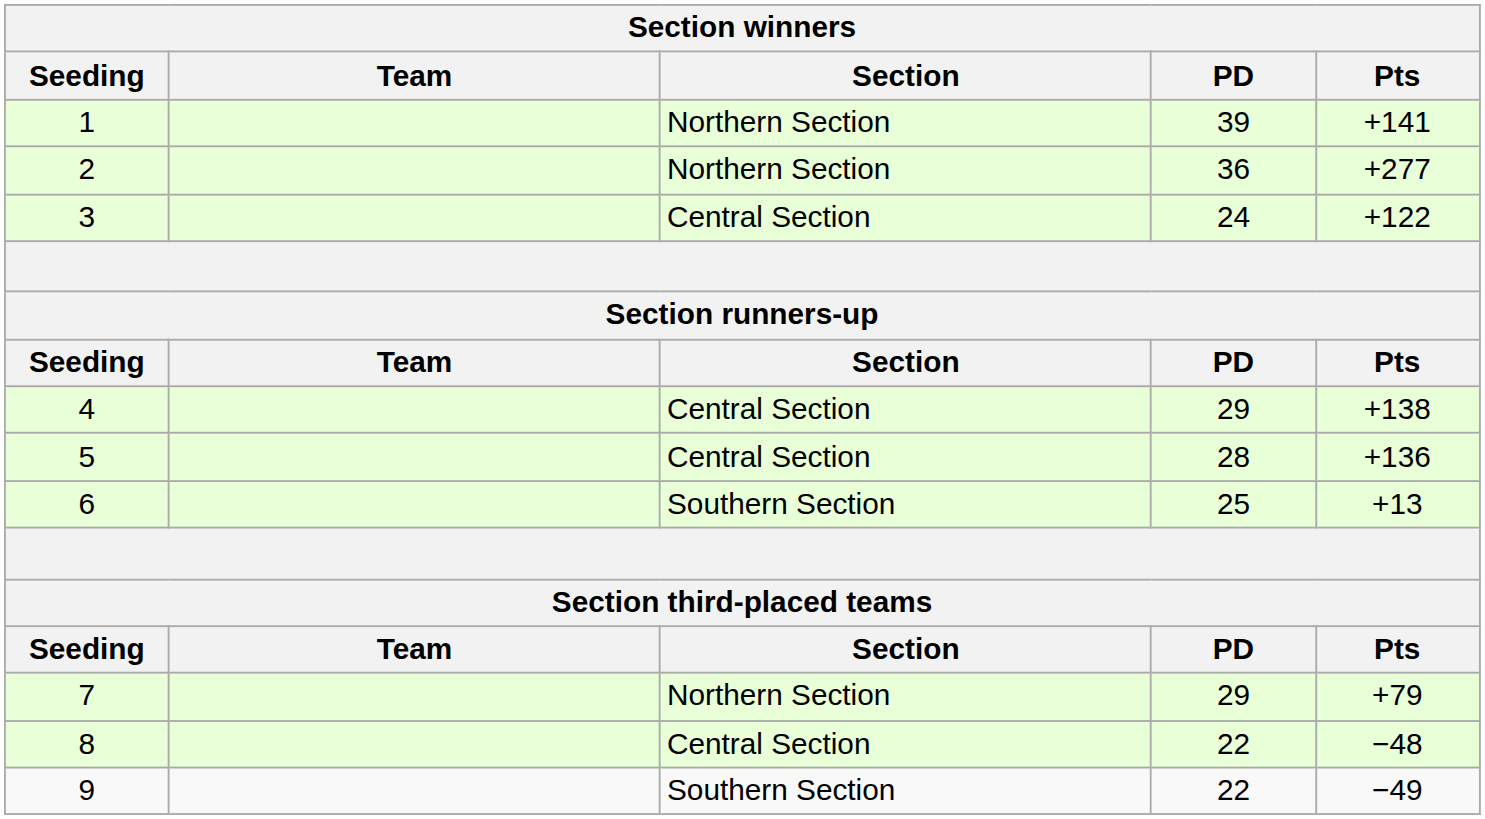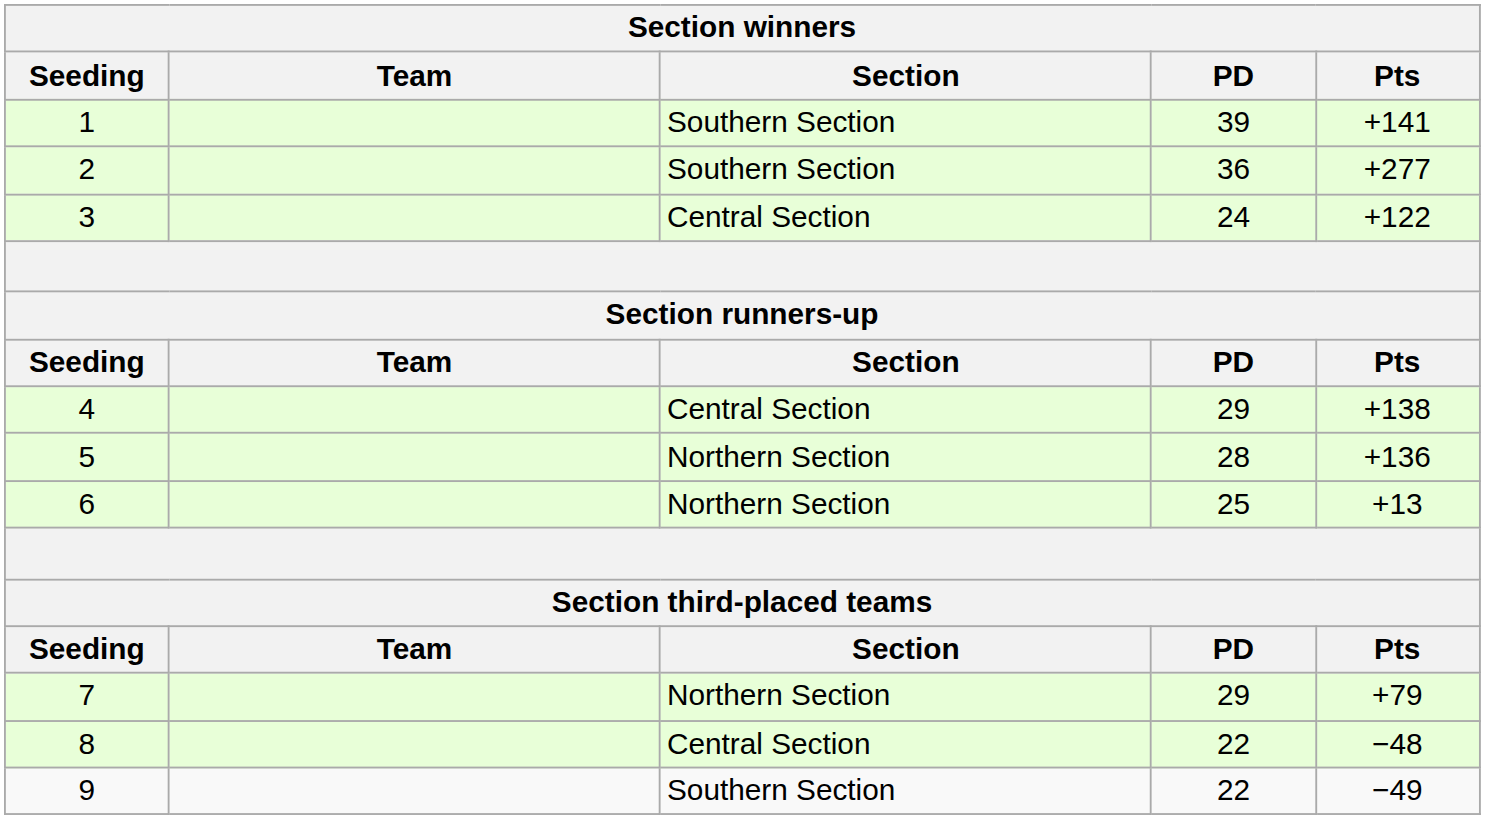(779, 122) Northern Section -> (781, 122) Southern Section
(779, 169) Northern Section -> (781, 169) Southern Section
(769, 456) Central Section -> (779, 456) Northern Section
(781, 503) Southern Section -> (779, 503) Northern Section
